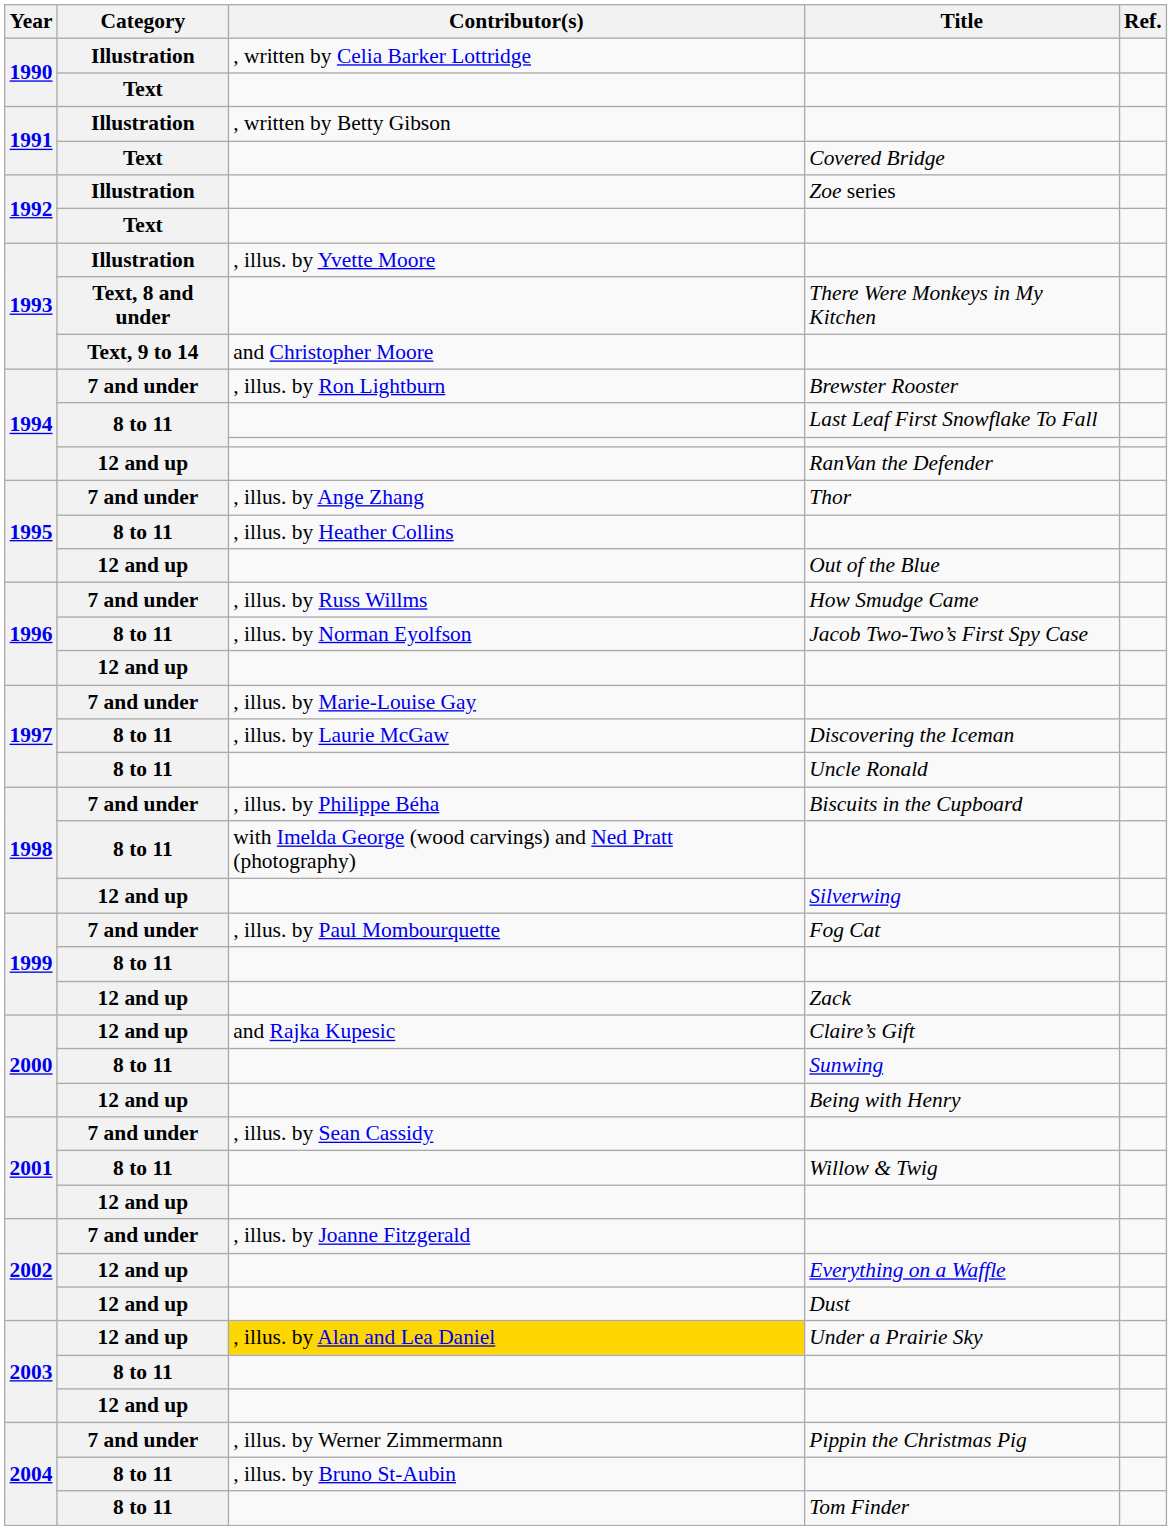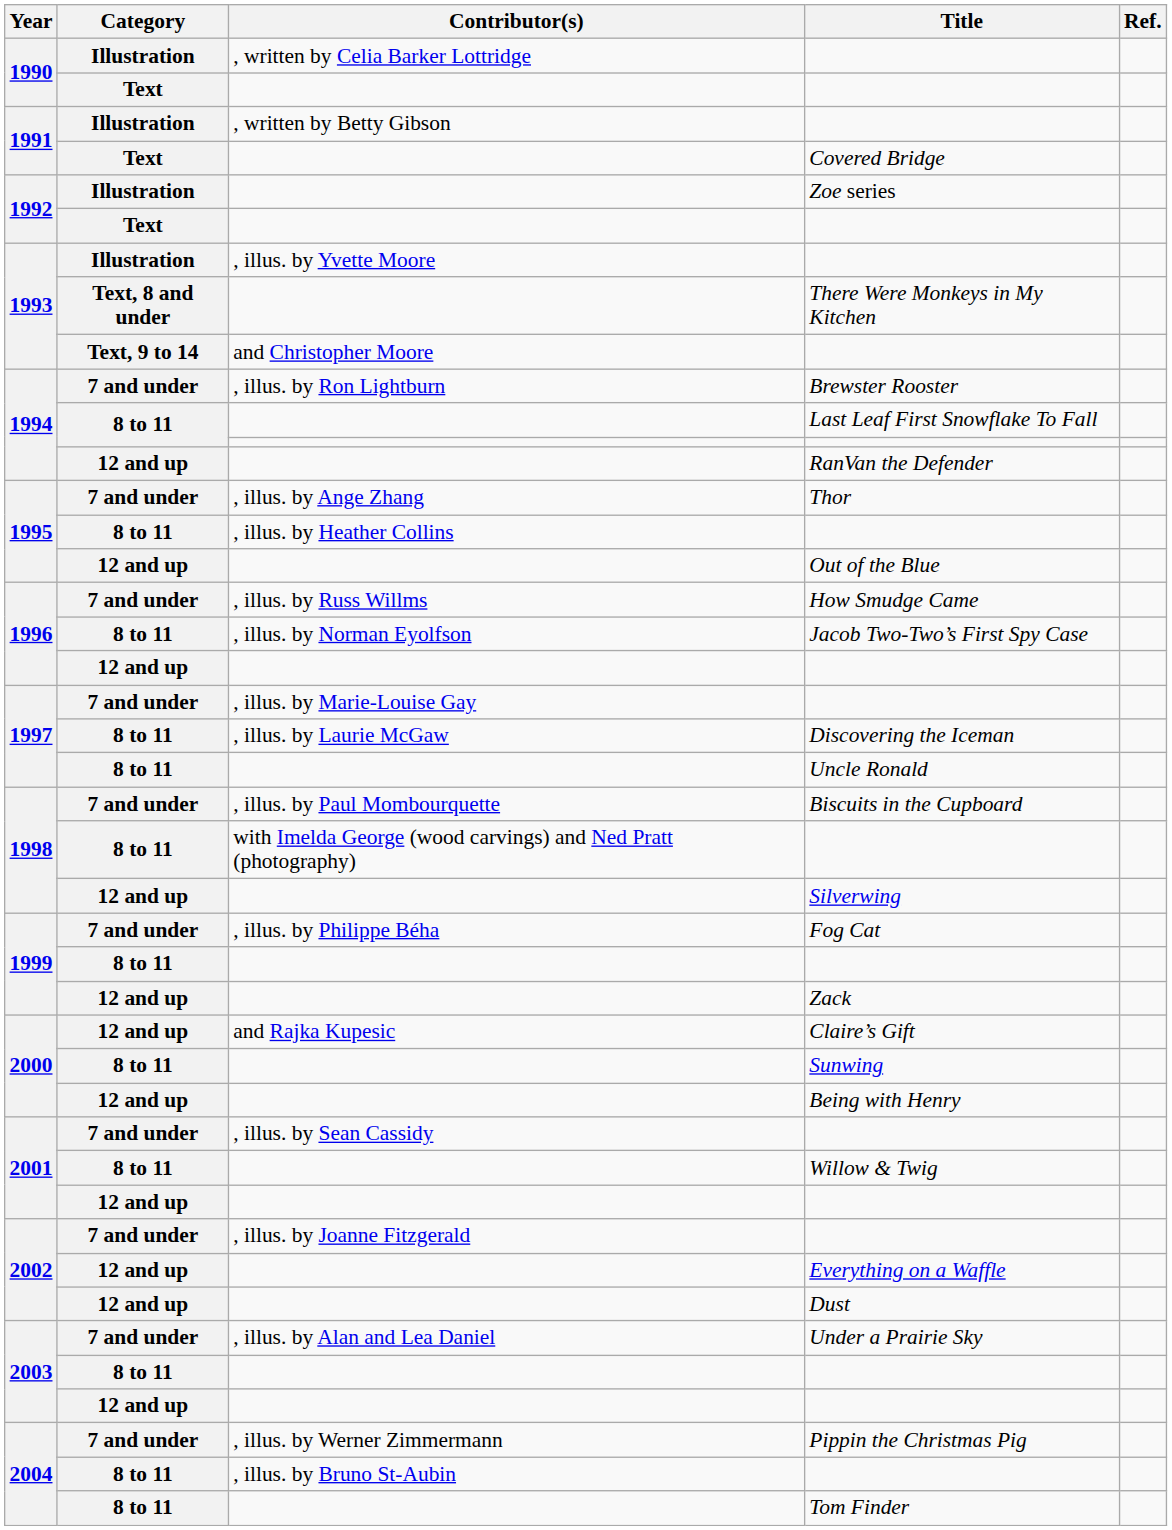(336, 803) , illus. by Philippe Béha -> (367, 803) , illus. by Paul Mombourquette
(367, 929) , illus. by Paul Mombourquette -> (336, 929) , illus. by Philippe Béha
(143, 1337) 12 and up -> (143, 1337) 7 and under
(364, 1337) gold background -> (364, 1337) no background
